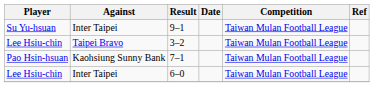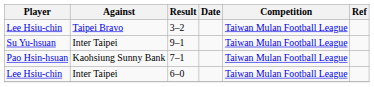rows swapped: (177, 43) <-> (177, 27)
